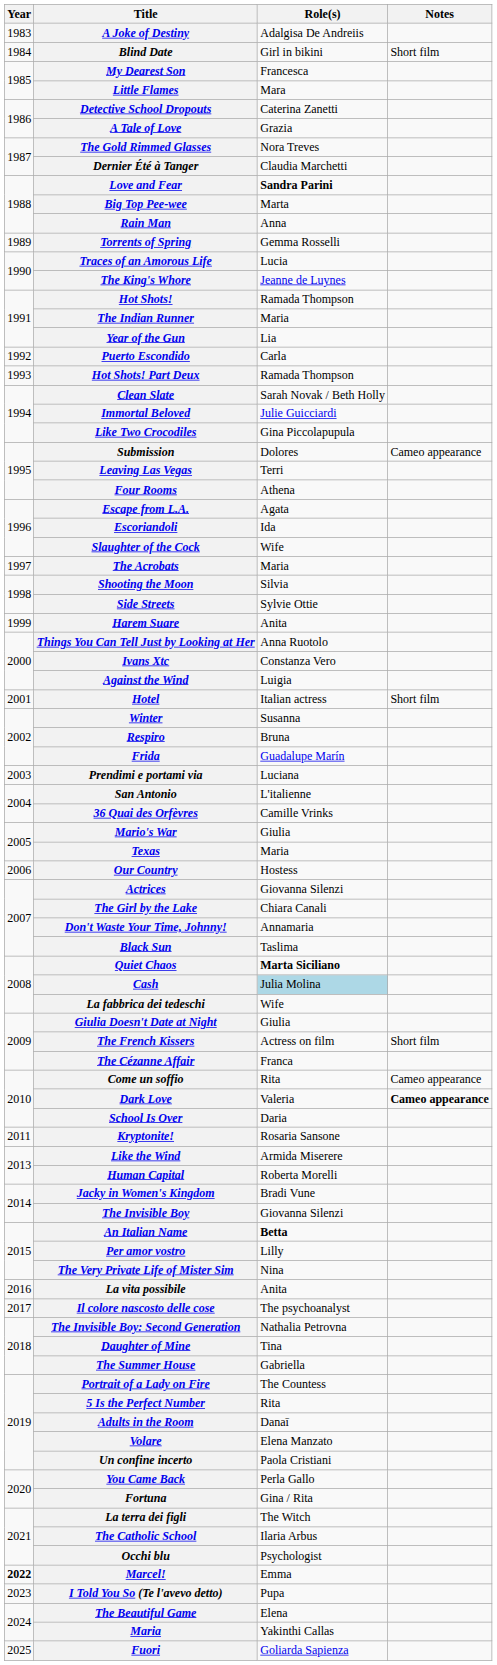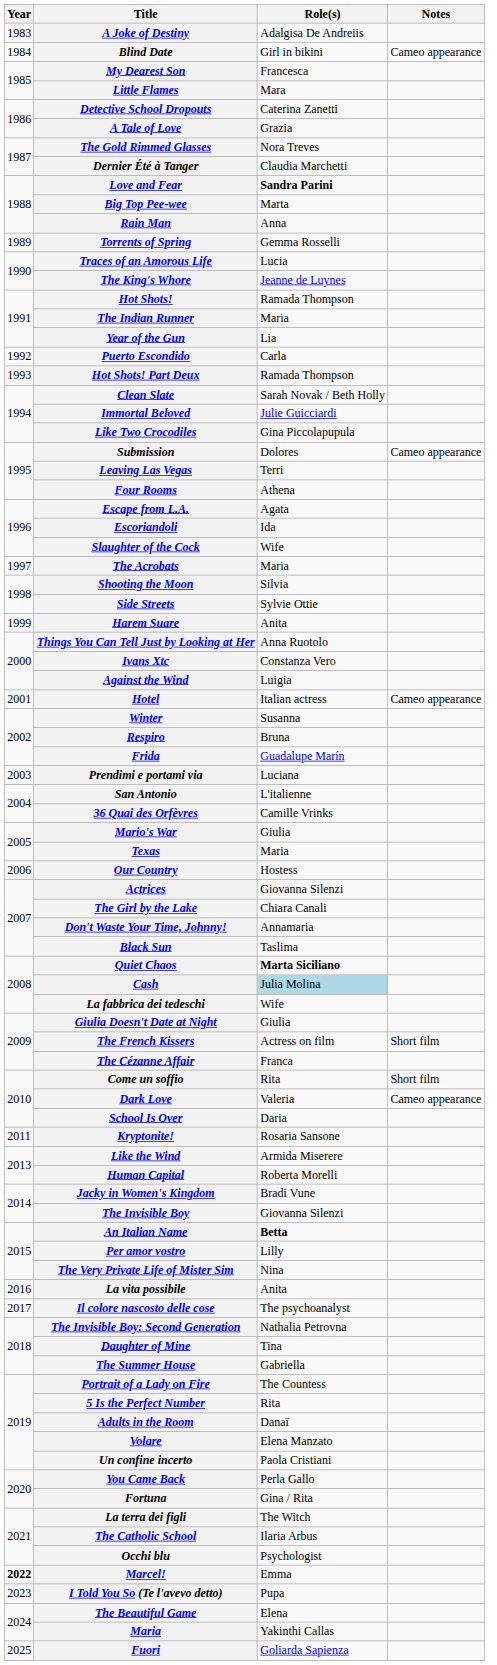(415, 52) Short film -> (436, 52) Cameo appearance
(415, 699) Short film -> (436, 699) Cameo appearance
(436, 1079) Cameo appearance -> (415, 1079) Short film
(440, 1098) bold -> (436, 1098) normal
